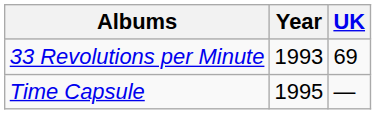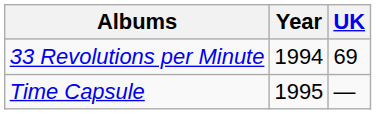(299, 56) 1993 -> (299, 56) 1994
